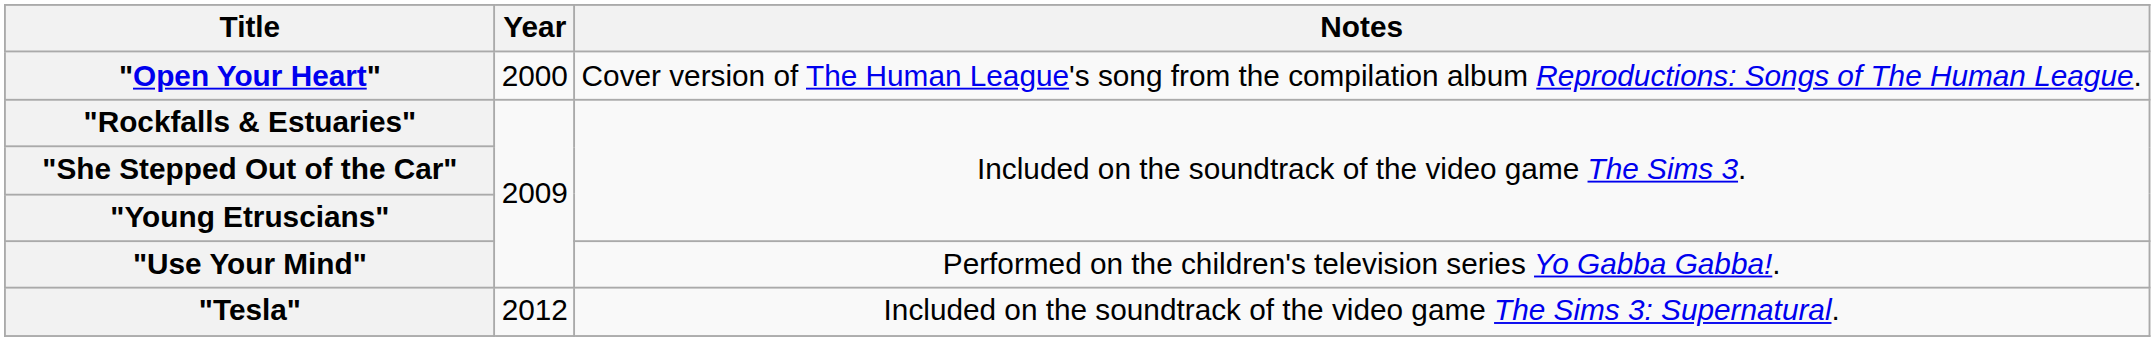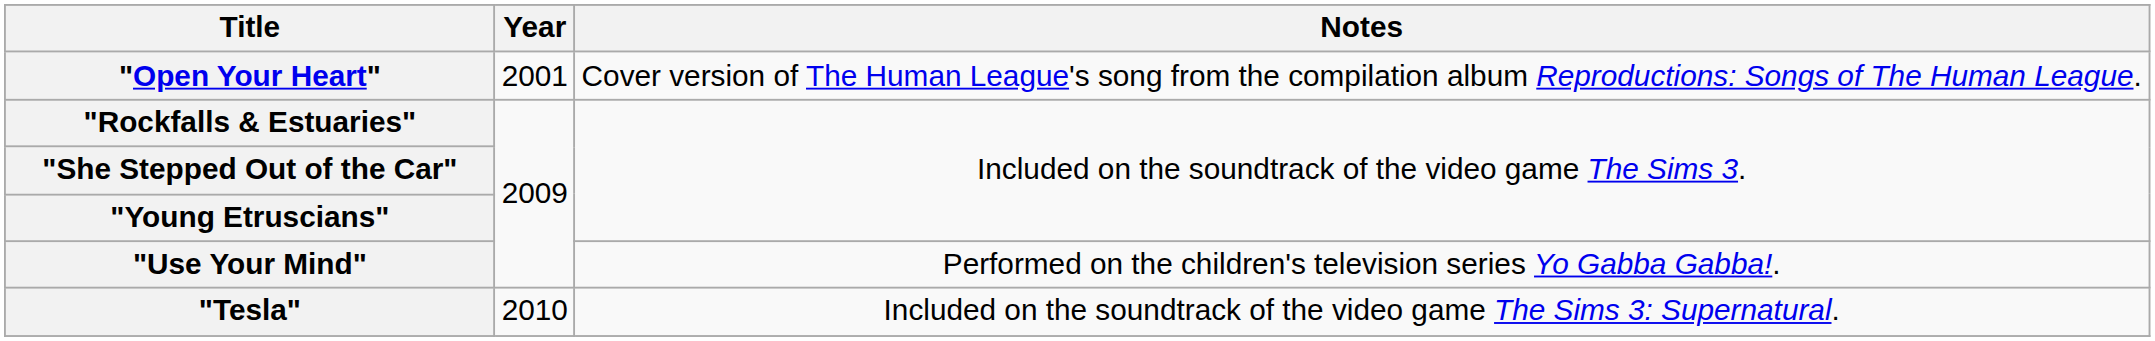(535, 75) 2000 -> (535, 75) 2001
(535, 311) 2012 -> (535, 311) 2010
